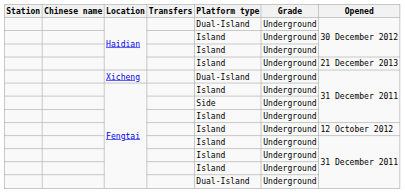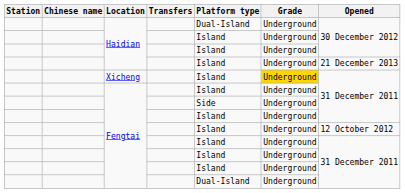(223, 77) Dual-Island -> (211, 77) Island
(290, 77) no background -> (290, 77) gold background
